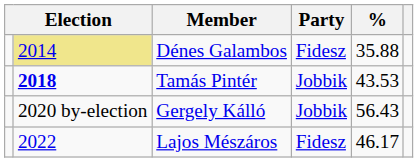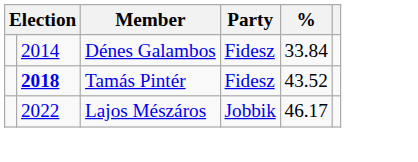(37, 50) khaki background -> (40, 50) no background
(377, 50) 35.88 -> (306, 50) 33.84
(321, 80) Jobbik -> (250, 80) Fidesz
(377, 80) 43.53 -> (306, 80) 43.52
- row: (211, 111)
(321, 141) Fidesz -> (250, 111) Jobbik
